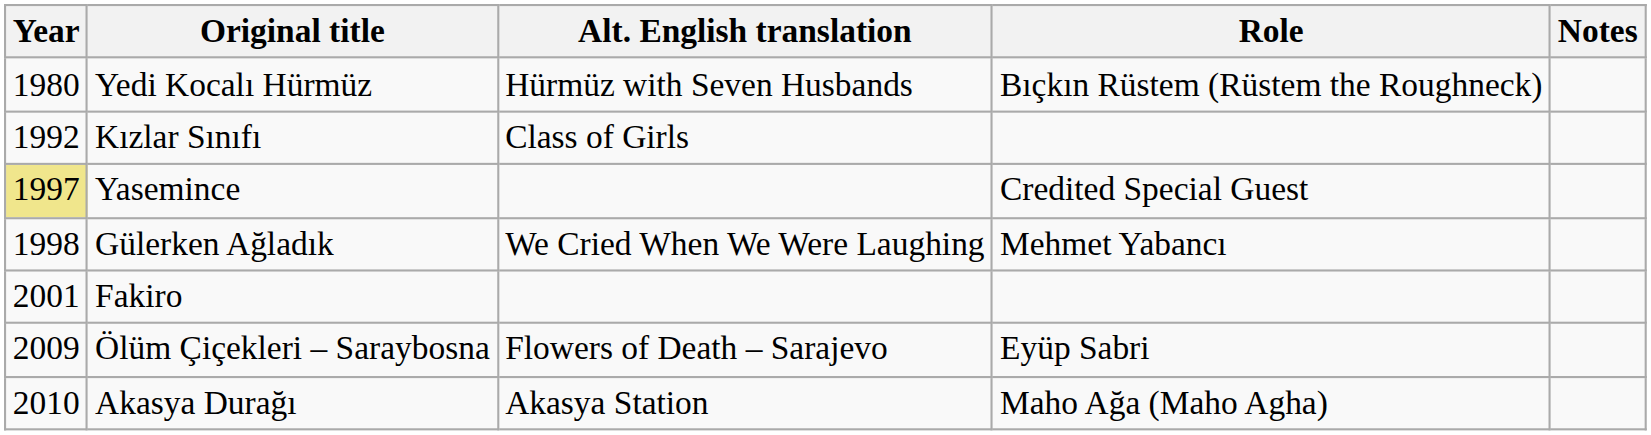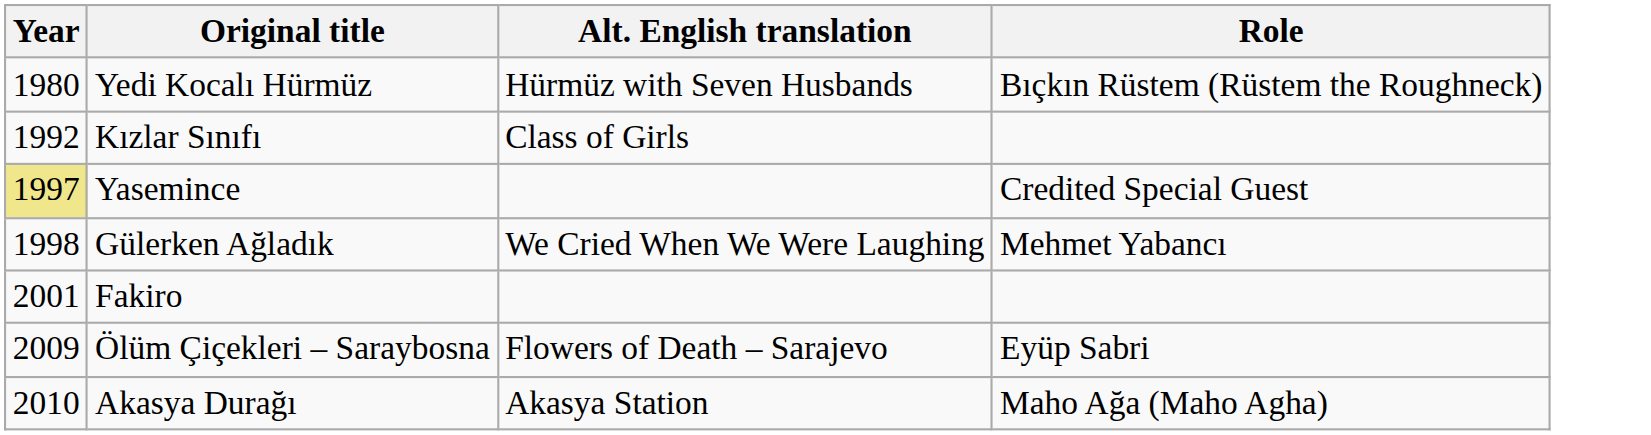- column: (1598, 31)
